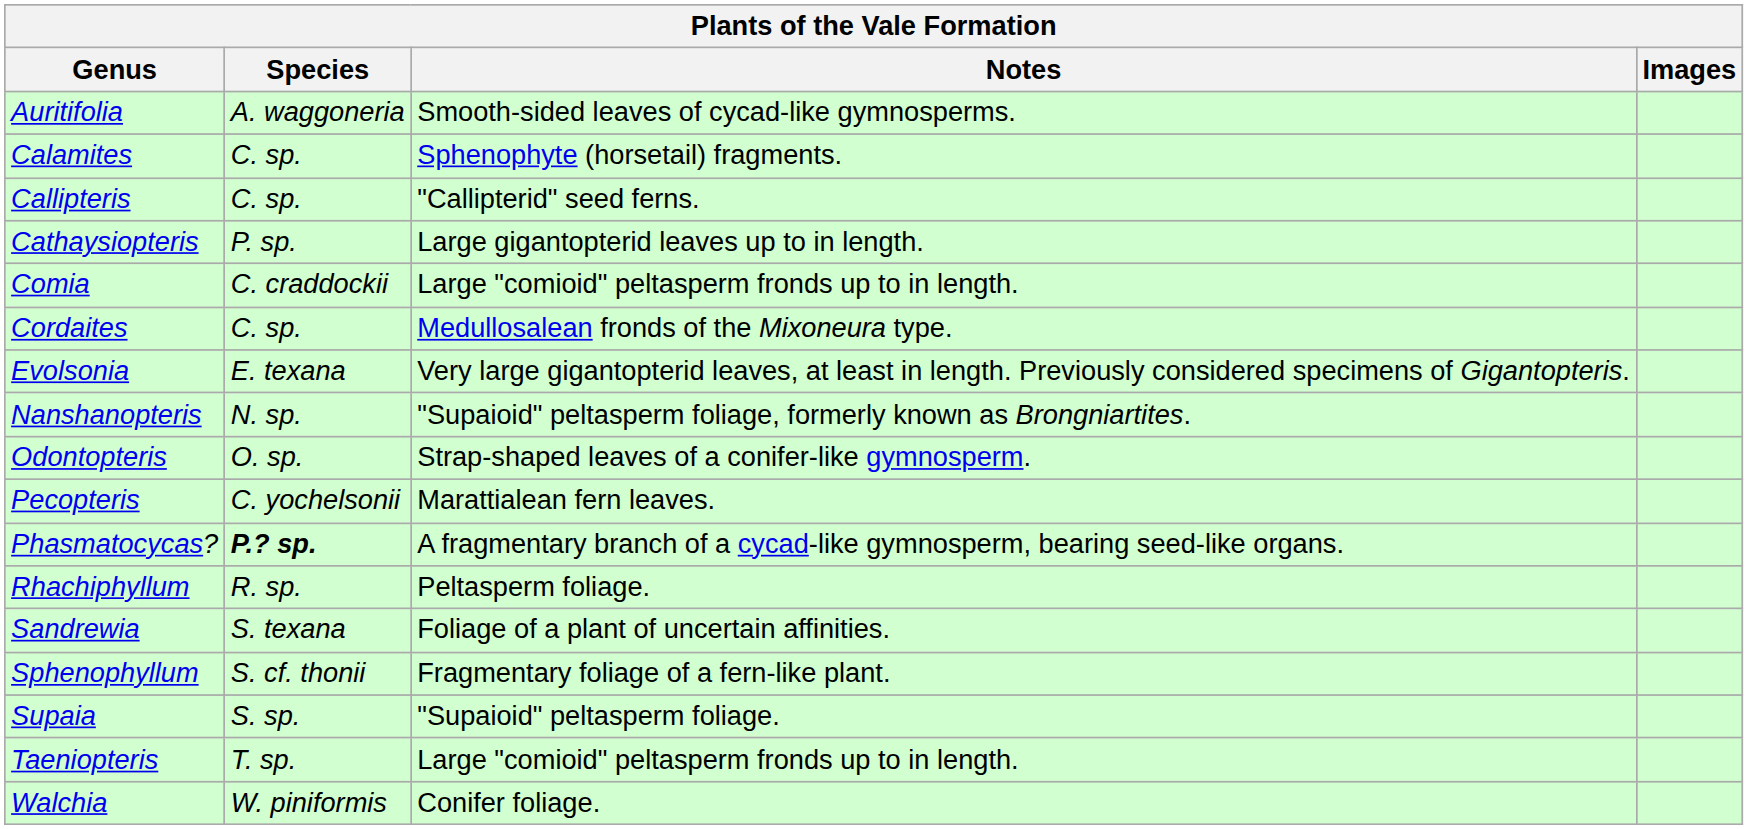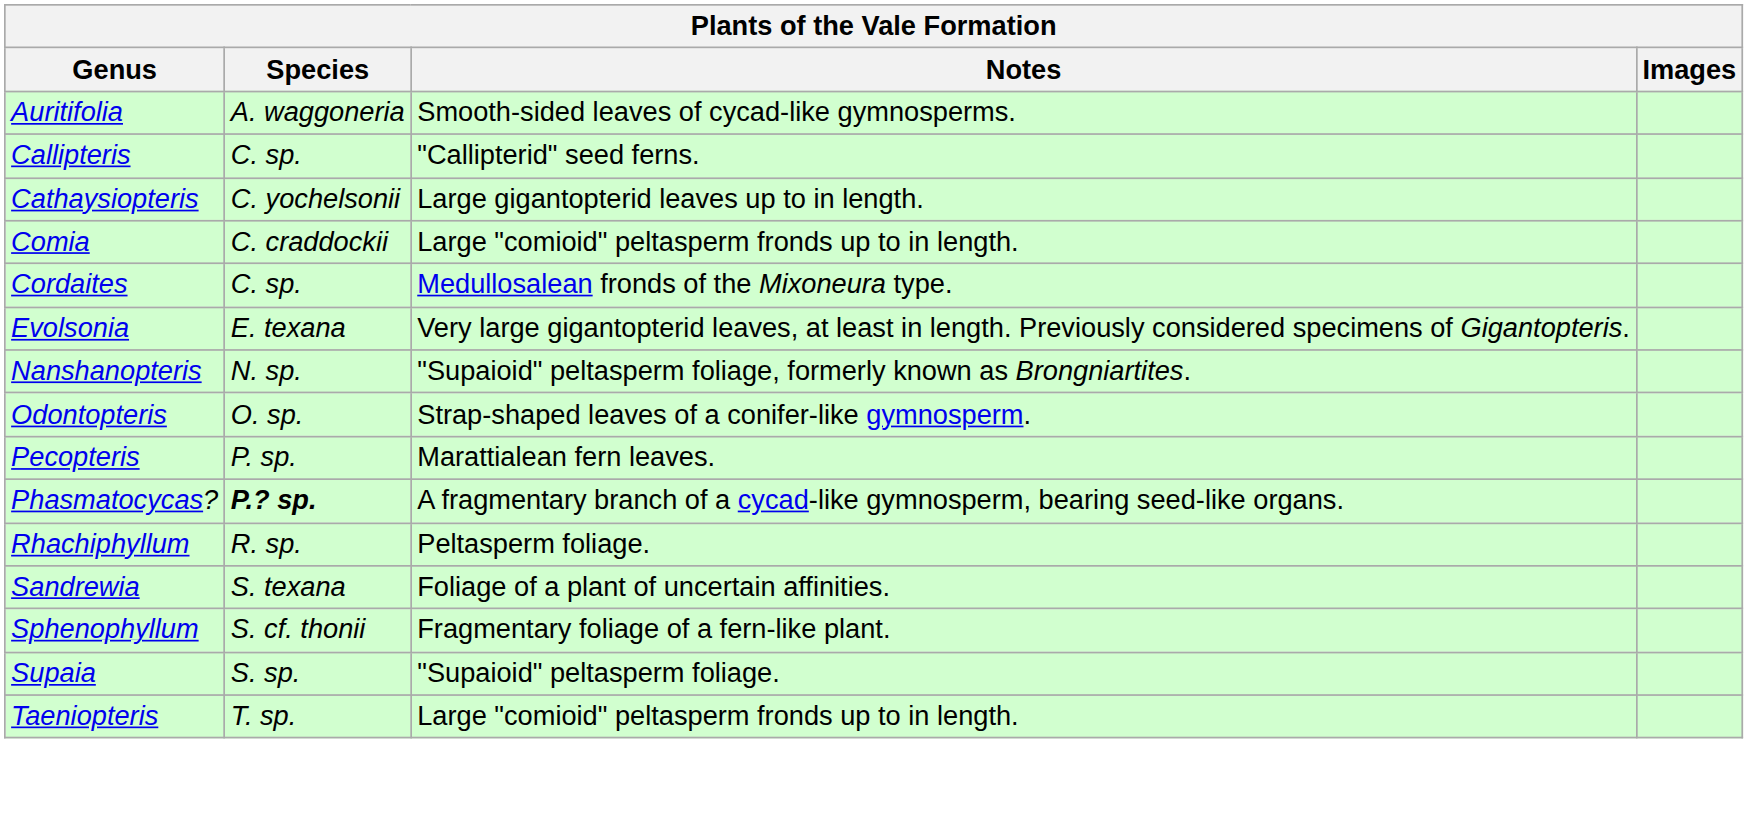- row: (72, 155)
(264, 241) P. sp. -> (315, 198) C. yochelsonii
(315, 500) C. yochelsonii -> (264, 457) P. sp.
- row: (59, 802)
